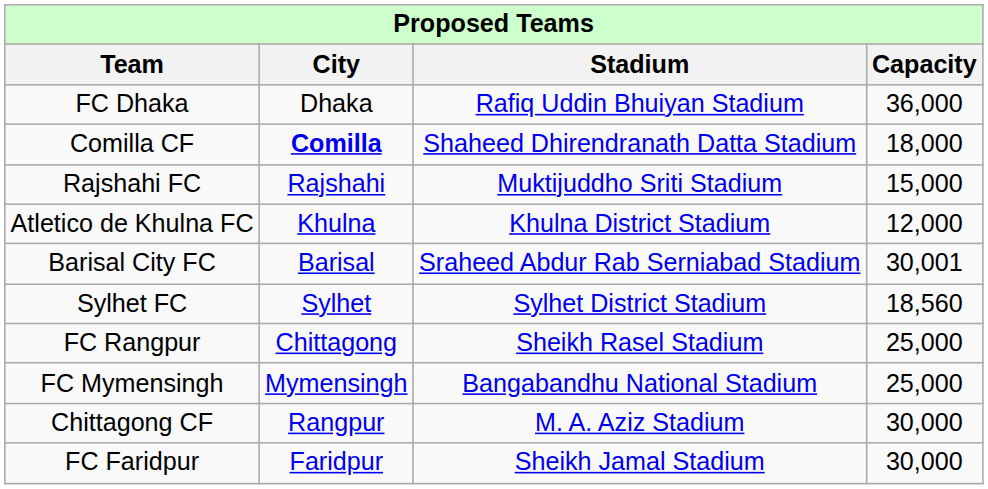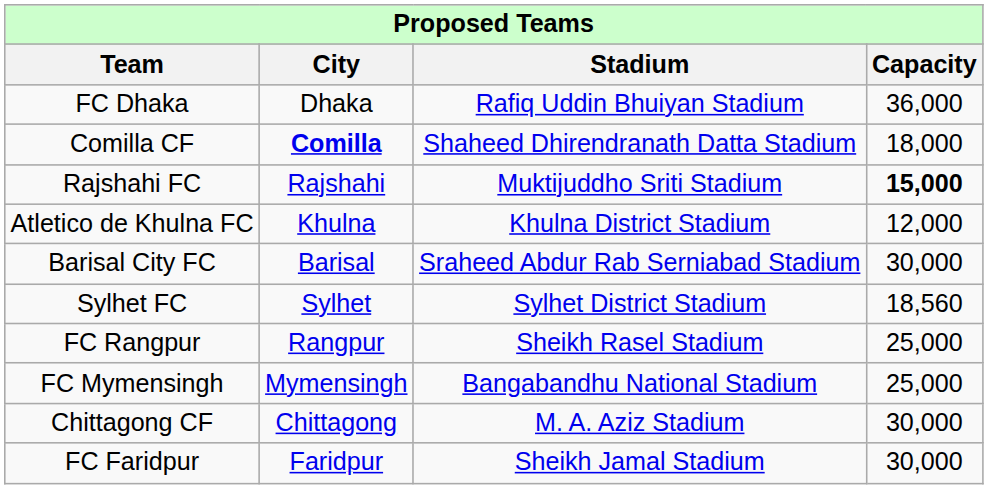(924, 183) normal -> (924, 183) bold
(924, 263) 30,001 -> (924, 263) 30,000
(336, 343) Chittagong -> (336, 343) Rangpur
(336, 422) Rangpur -> (336, 422) Chittagong
